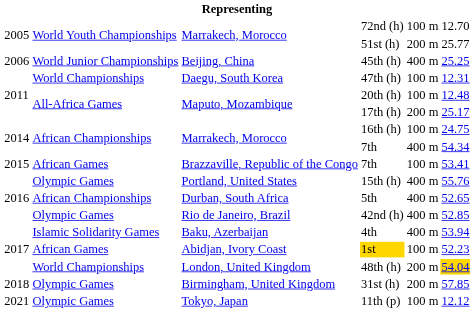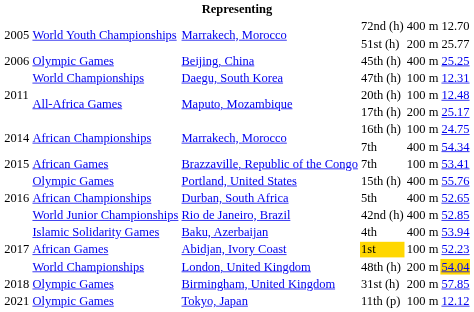(423, 26) 100 m -> (423, 26) 400 m
(105, 60) World Junior Championships -> (73, 60) Olympic Games
(73, 215) Olympic Games -> (105, 215) World Junior Championships
